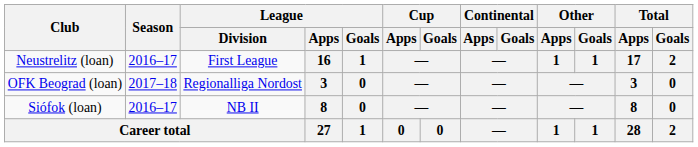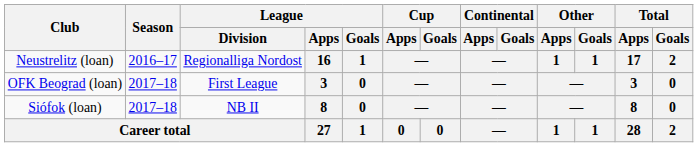(243, 61) First League -> (243, 61) Regionalliga Nordost
(243, 84) Regionalliga Nordost -> (243, 84) First League
(153, 107) 2016–17 -> (153, 107) 2017–18
